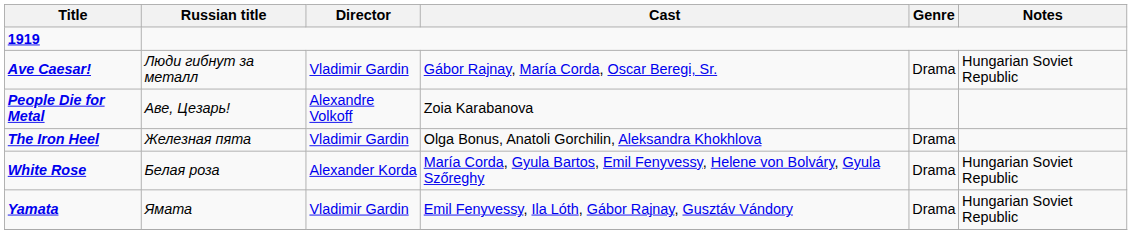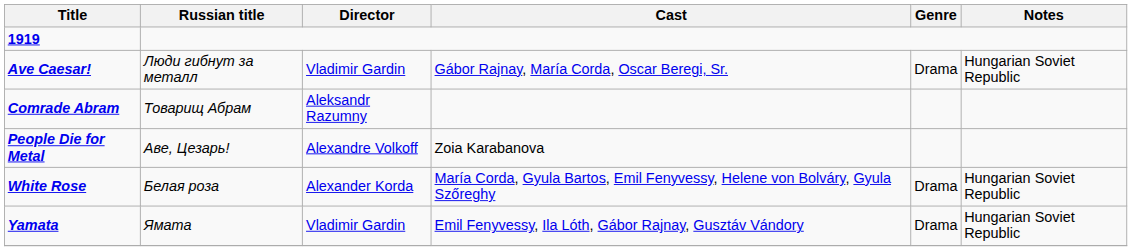+ row: (64, 108)
- row: (53, 139)
